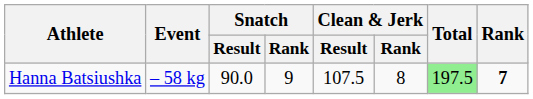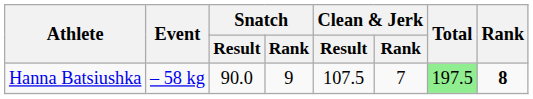(401, 78) 8 -> (401, 78) 7
(503, 78) 7 -> (503, 78) 8
